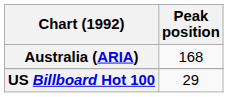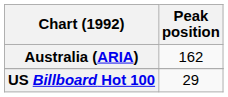(191, 56) 168 -> (191, 56) 162
